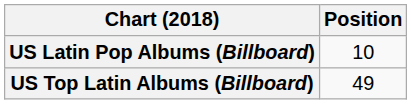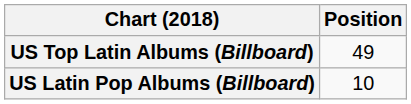rows swapped: (162, 83) <-> (162, 51)
